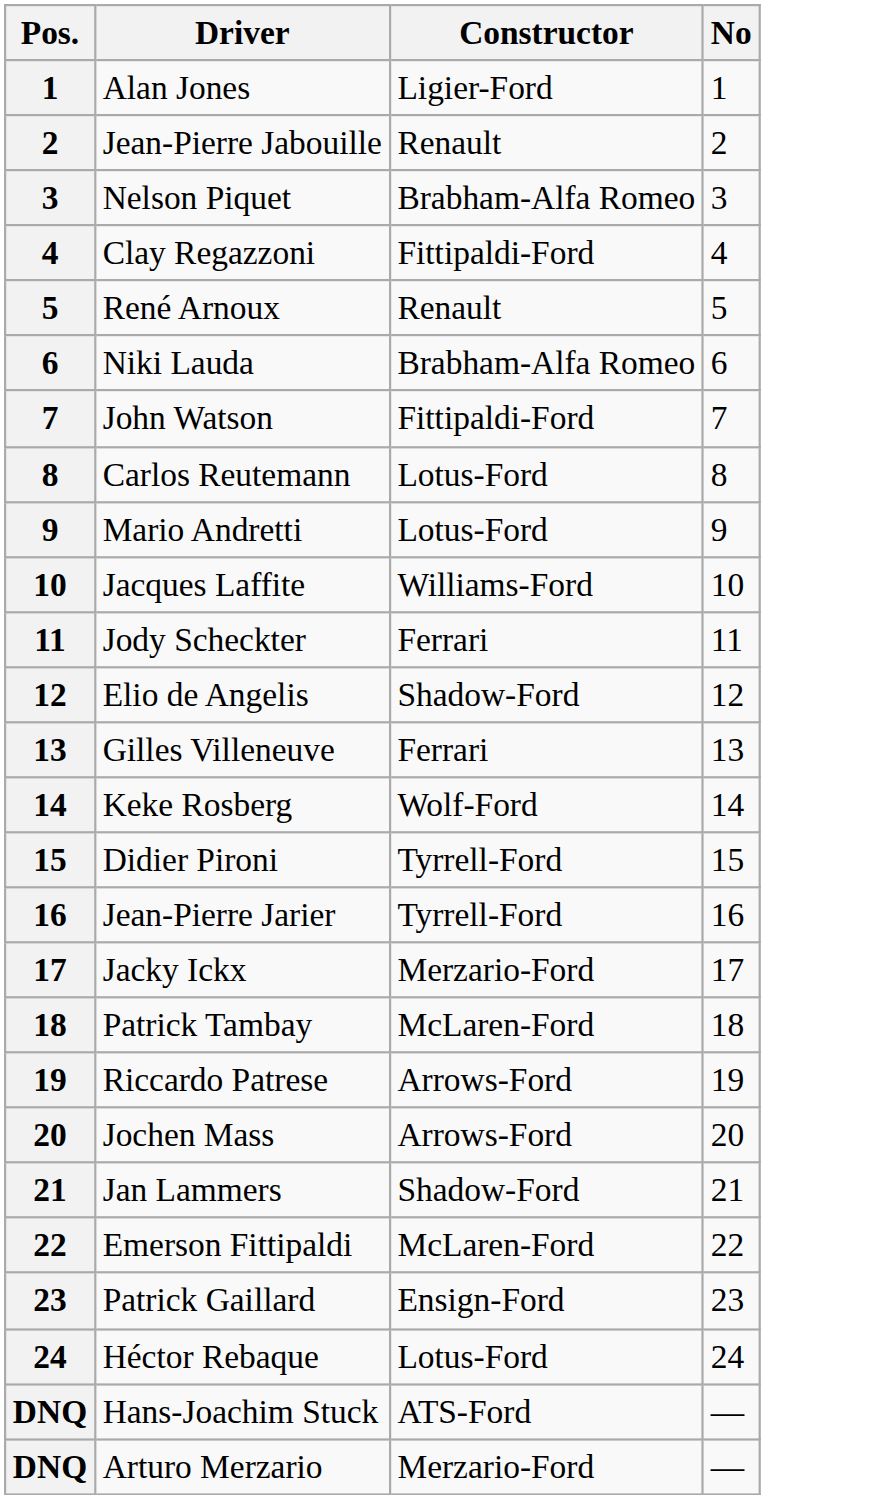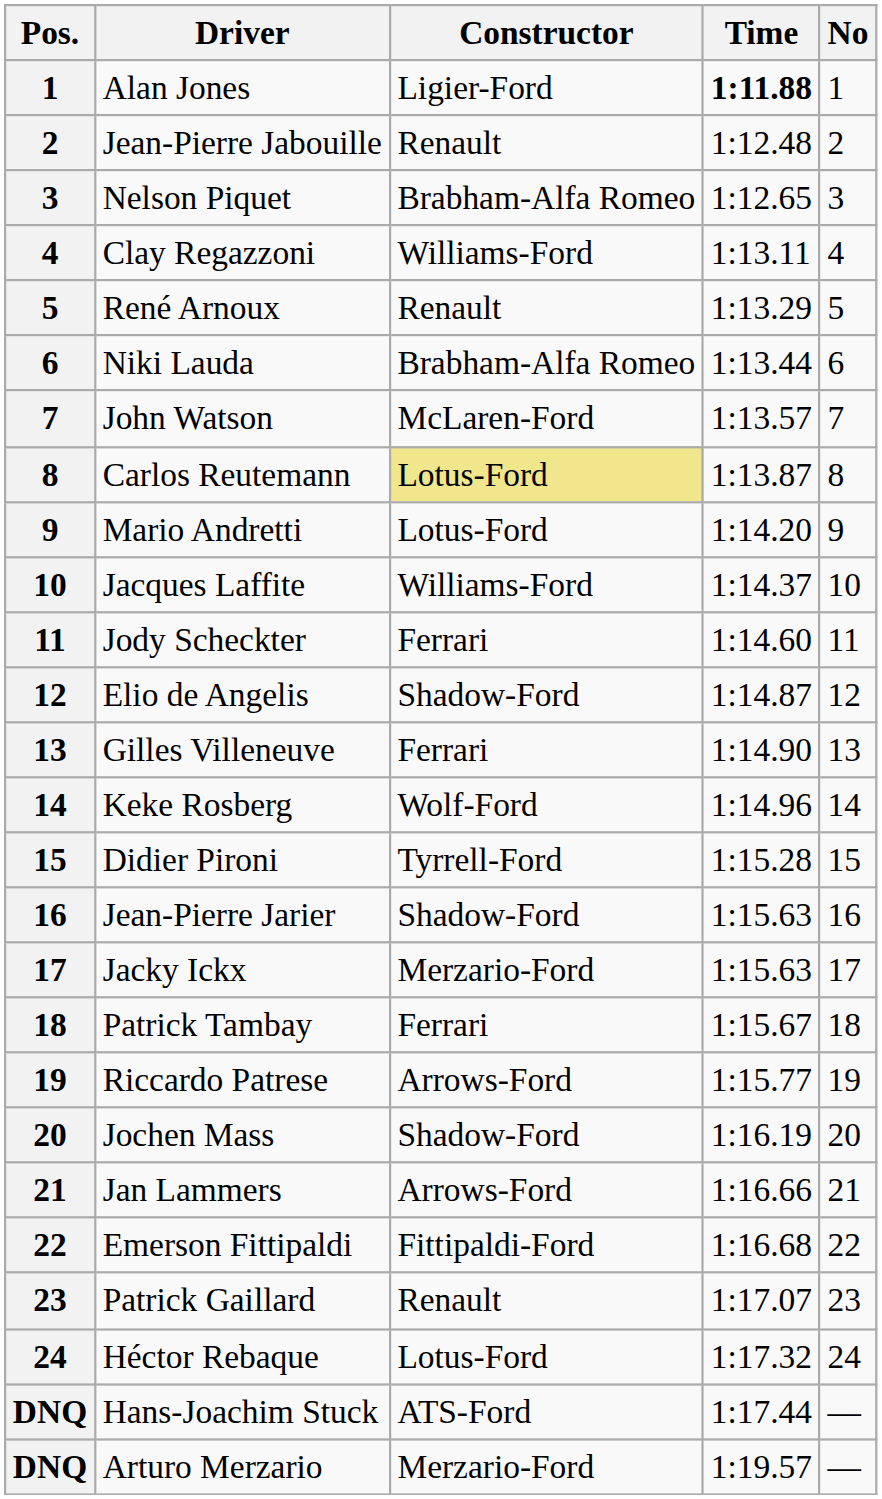+ column: (761, 32)
(496, 252) Fittipaldi-Ford -> (495, 252) Williams-Ford
(496, 418) Fittipaldi-Ford -> (496, 418) McLaren-Ford
(473, 473) no background -> (473, 473) khaki background
(480, 914) Tyrrell-Ford -> (488, 914) Shadow-Ford
(496, 1024) McLaren-Ford -> (443, 1024) Ferrari
(485, 1135) Arrows-Ford -> (488, 1135) Shadow-Ford
(488, 1190) Shadow-Ford -> (485, 1190) Arrows-Ford
(496, 1245) McLaren-Ford -> (496, 1245) Fittipaldi-Ford
(481, 1300) Ensign-Ford -> (449, 1300) Renault
